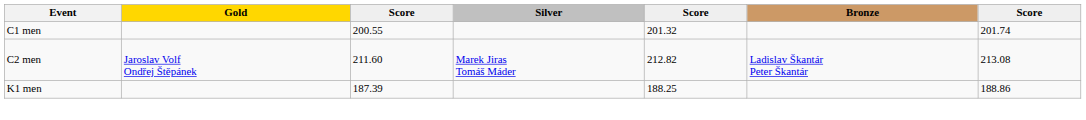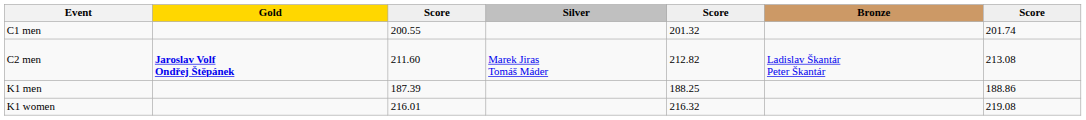(160, 65) normal -> (195, 65) bold
+ row: (31, 106)
